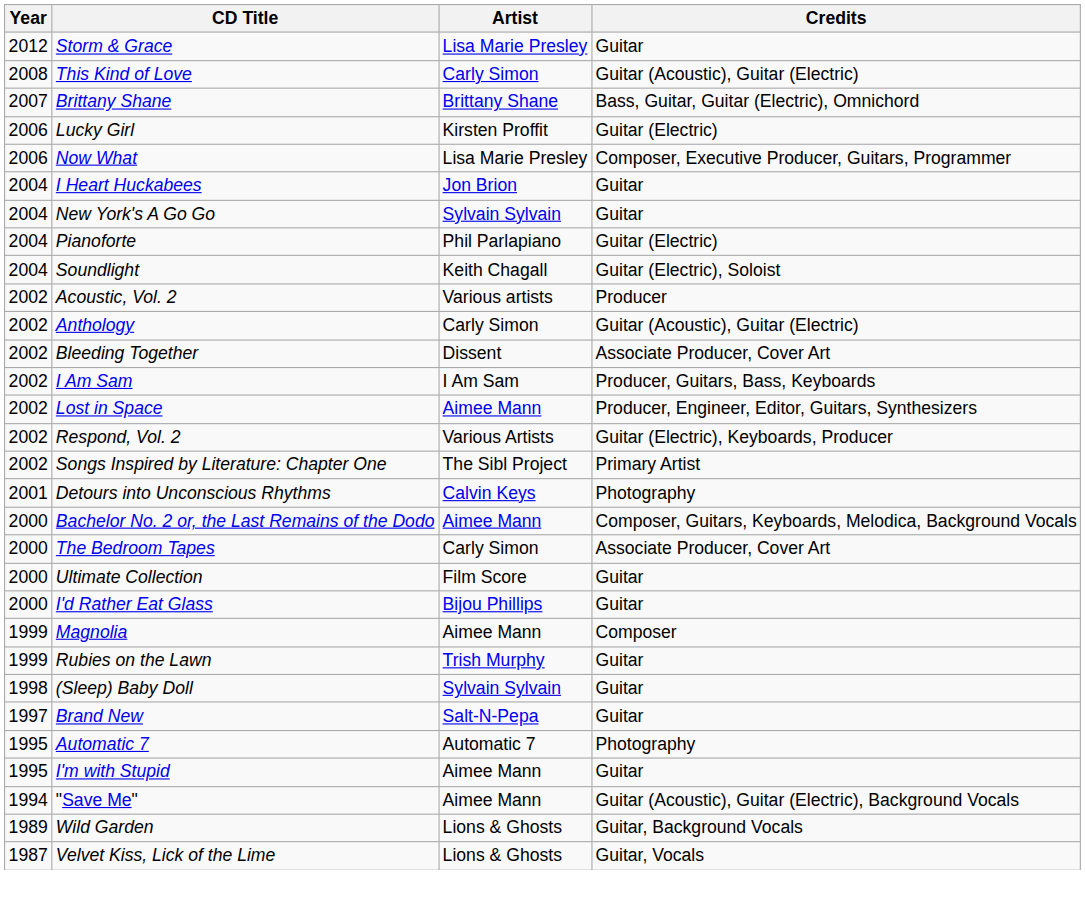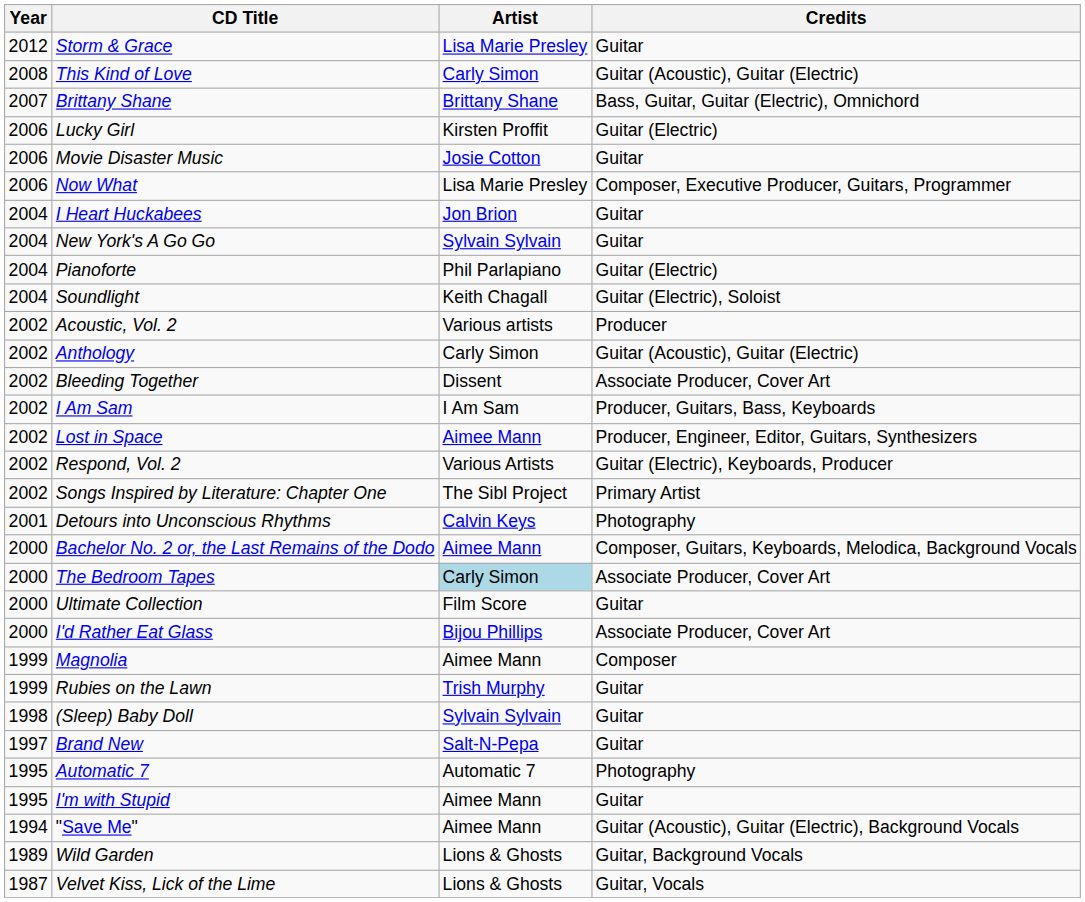+ row: (139, 158)
(491, 548) no background -> (491, 576) lightblue background
(619, 604) Guitar -> (713, 632) Associate Producer, Cover Art
